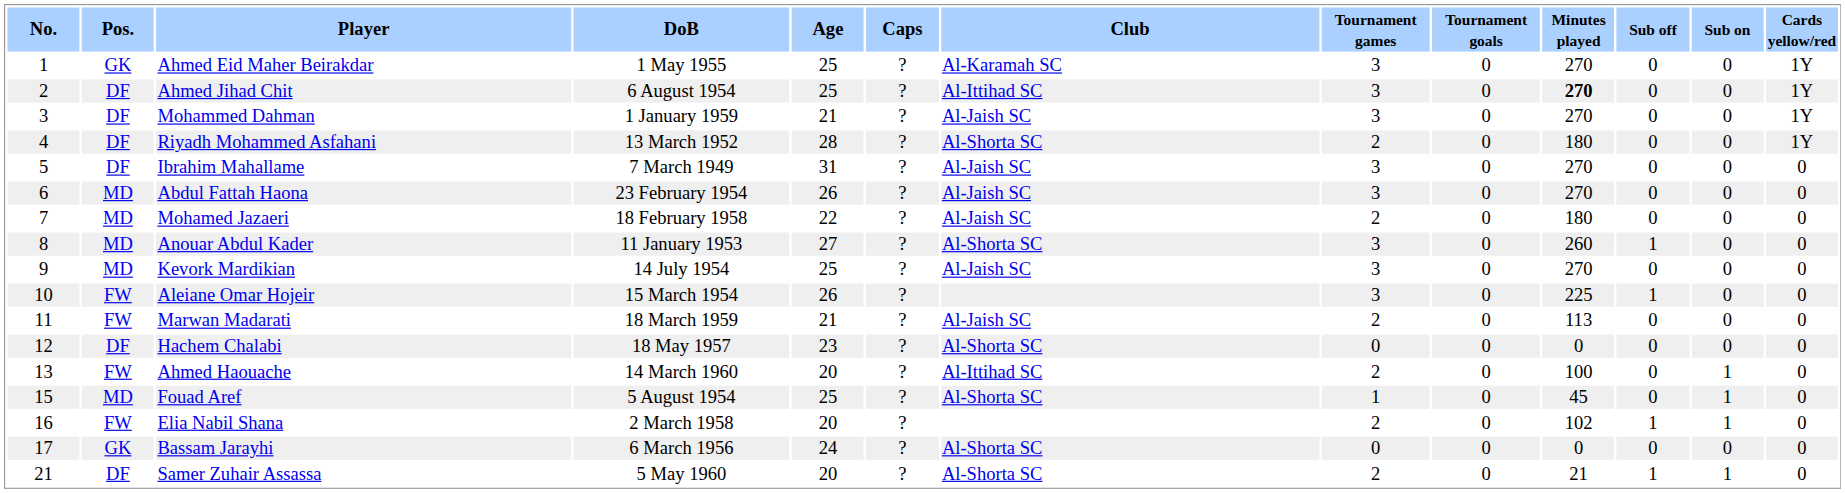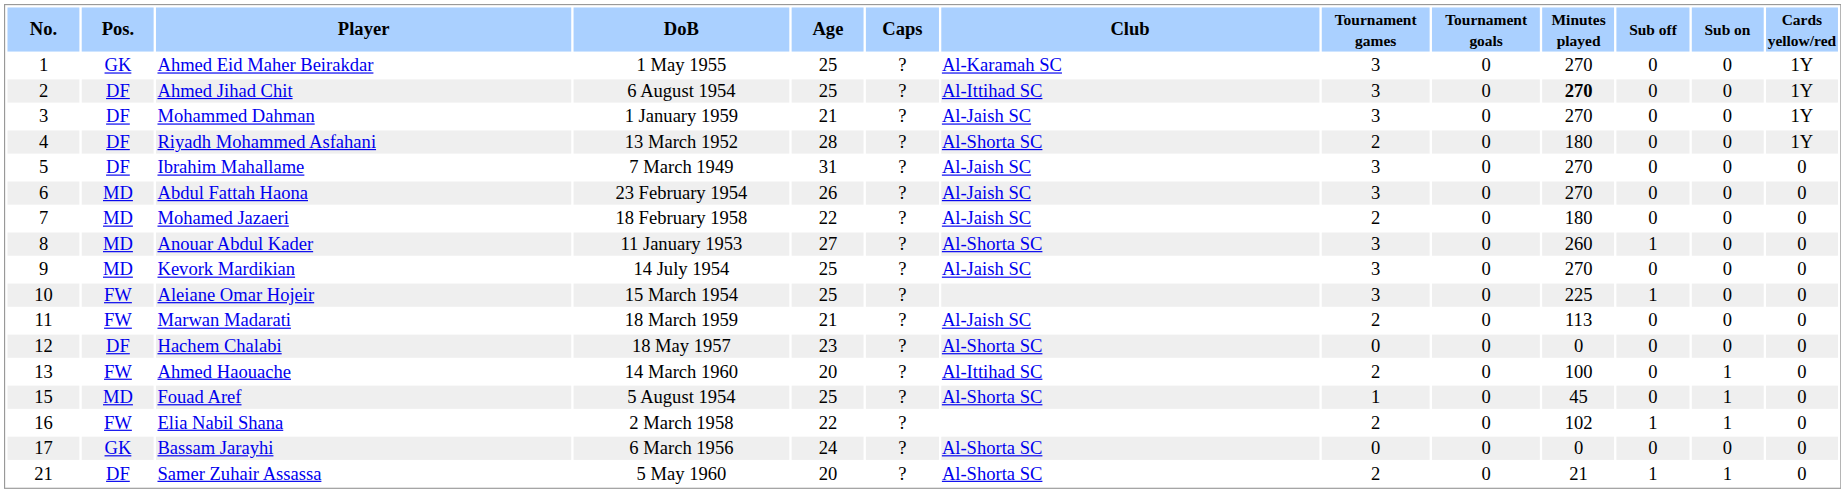(828, 295) 26 -> (828, 295) 25
(828, 422) 20 -> (828, 422) 22
